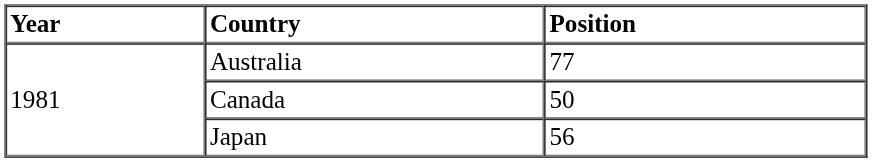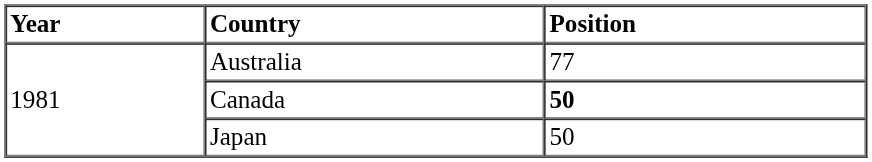(562, 99) normal -> (562, 99) bold
(562, 137) 56 -> (562, 137) 50
